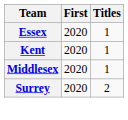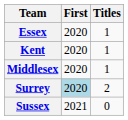(76, 87) no background -> (76, 87) lightblue background
+ row: (33, 106)
